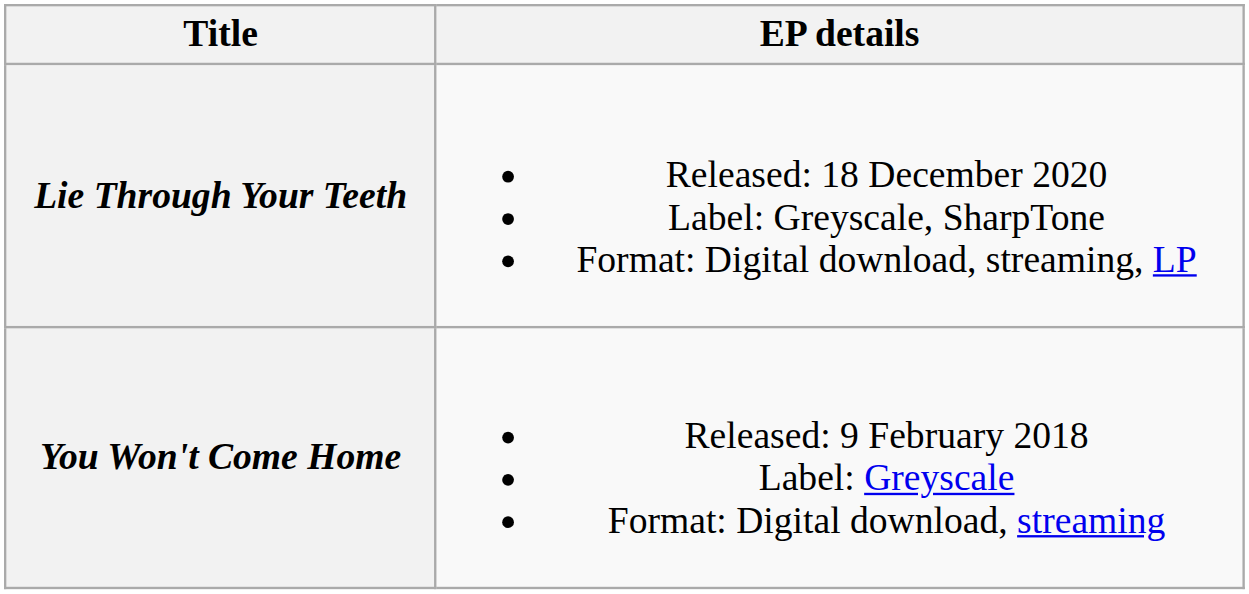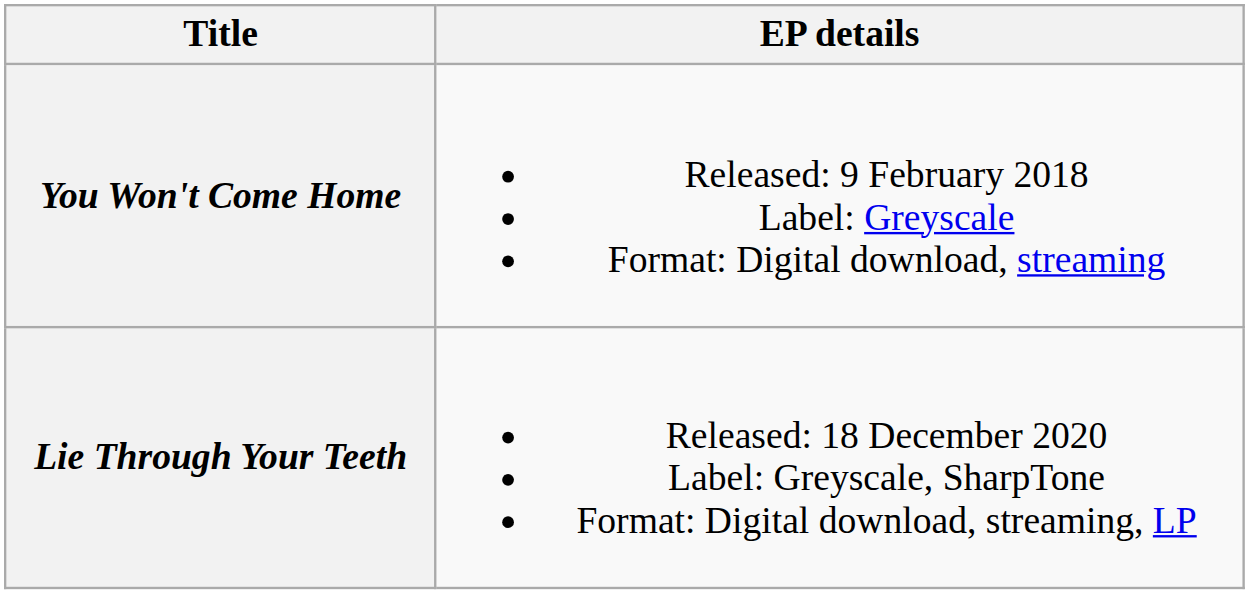rows swapped: (221, 456) <-> (221, 194)
